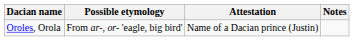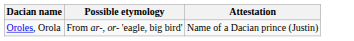- column: (335, 12)
